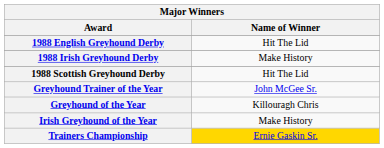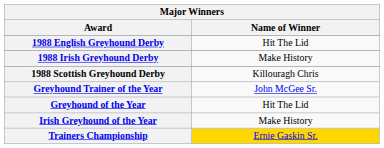(286, 74) Hit The Lid -> (286, 74) Killouragh Chris
(286, 105) Killouragh Chris -> (286, 105) Hit The Lid
